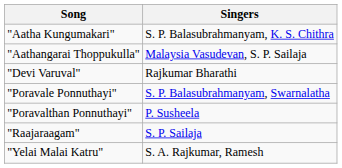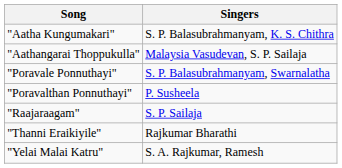- row: (44, 73)
+ row: (54, 133)
